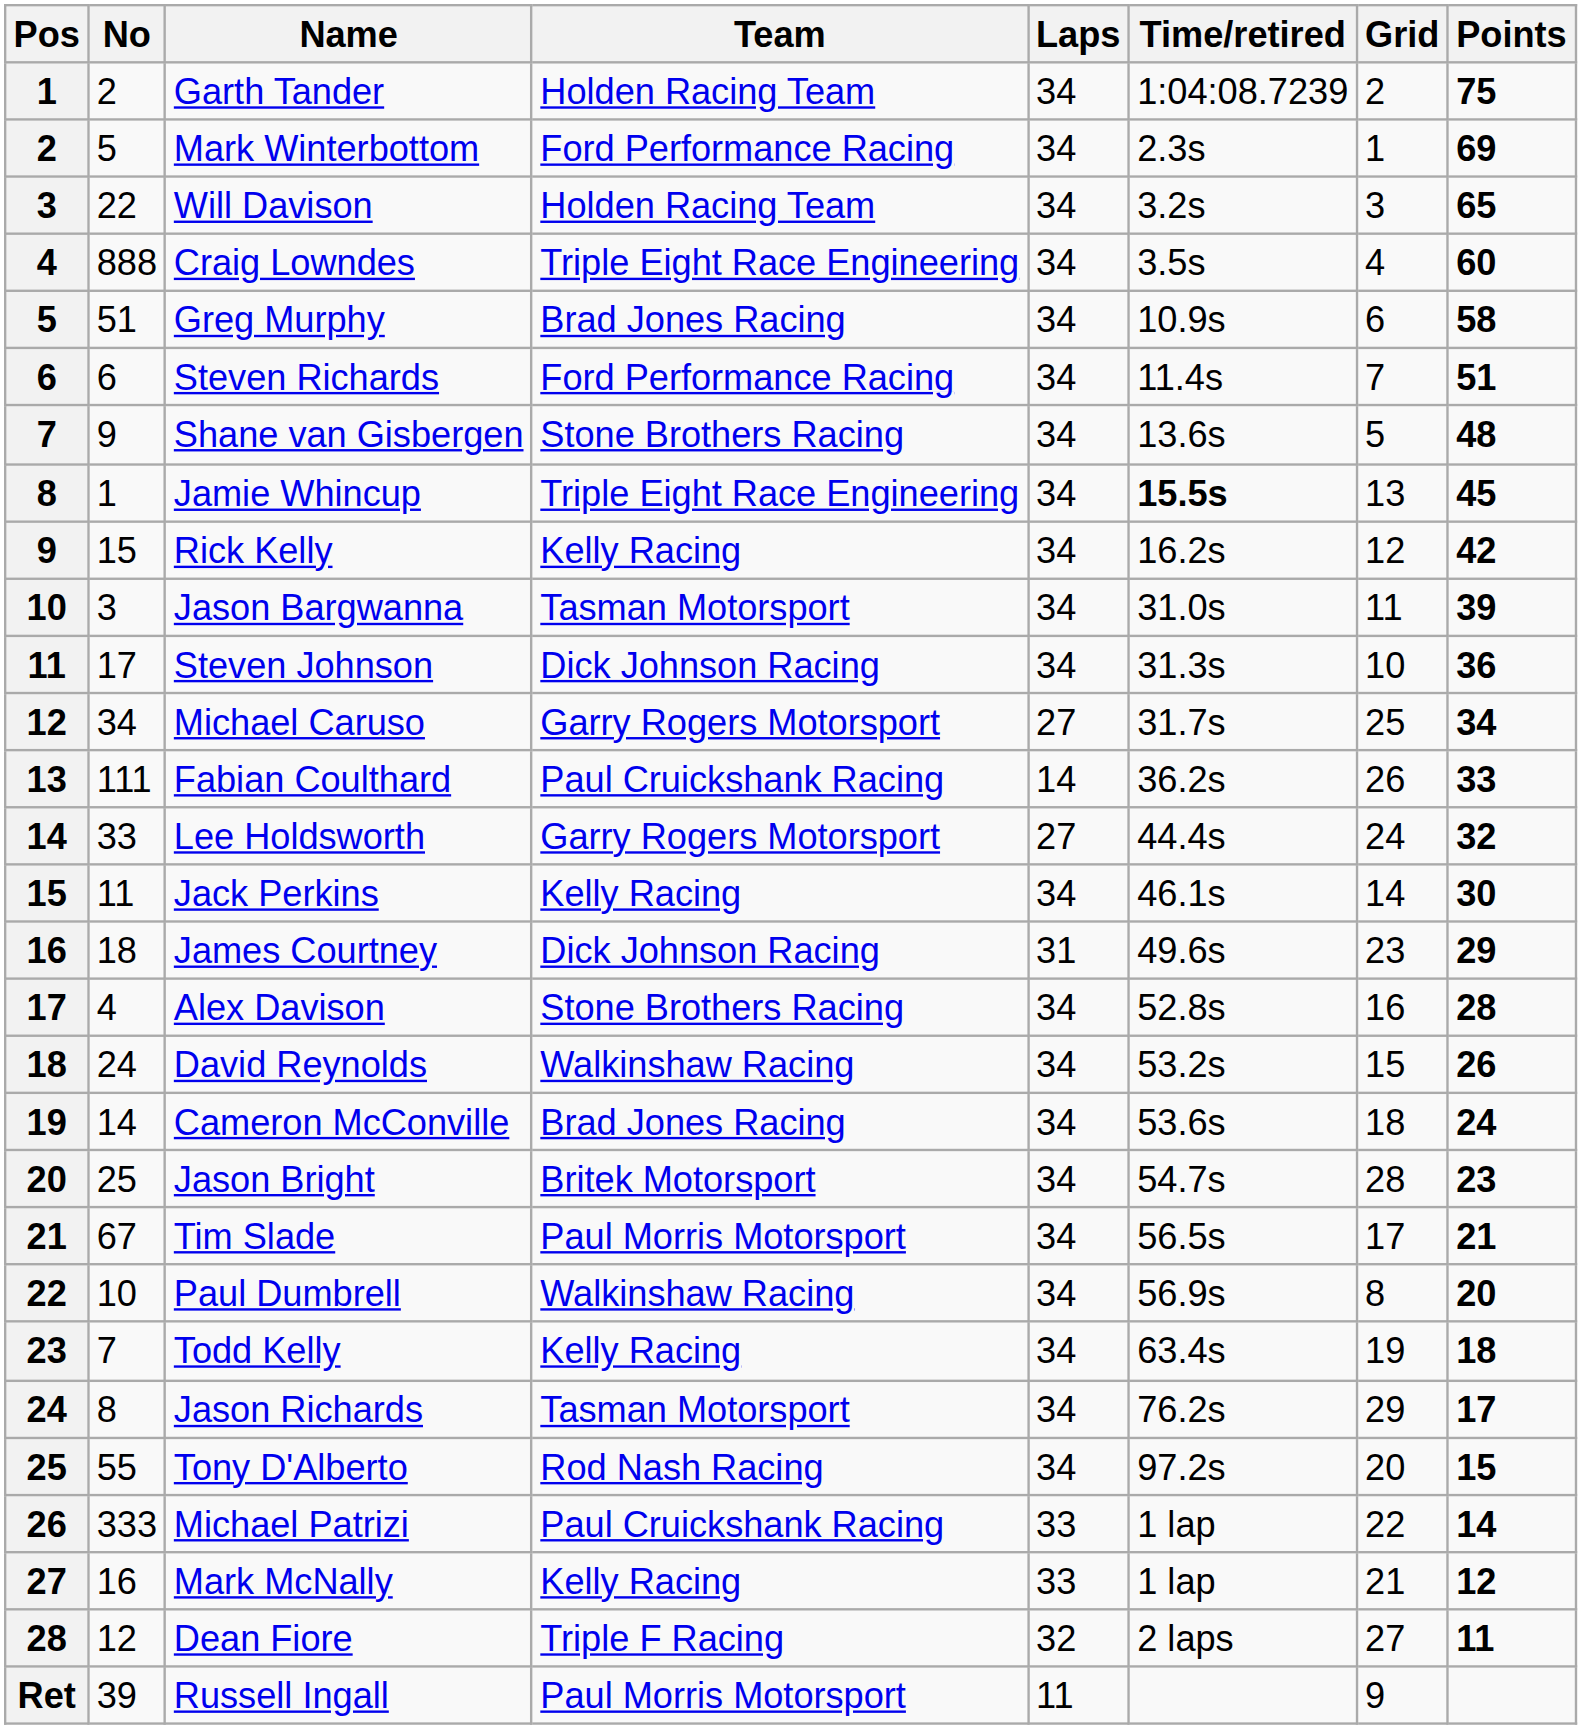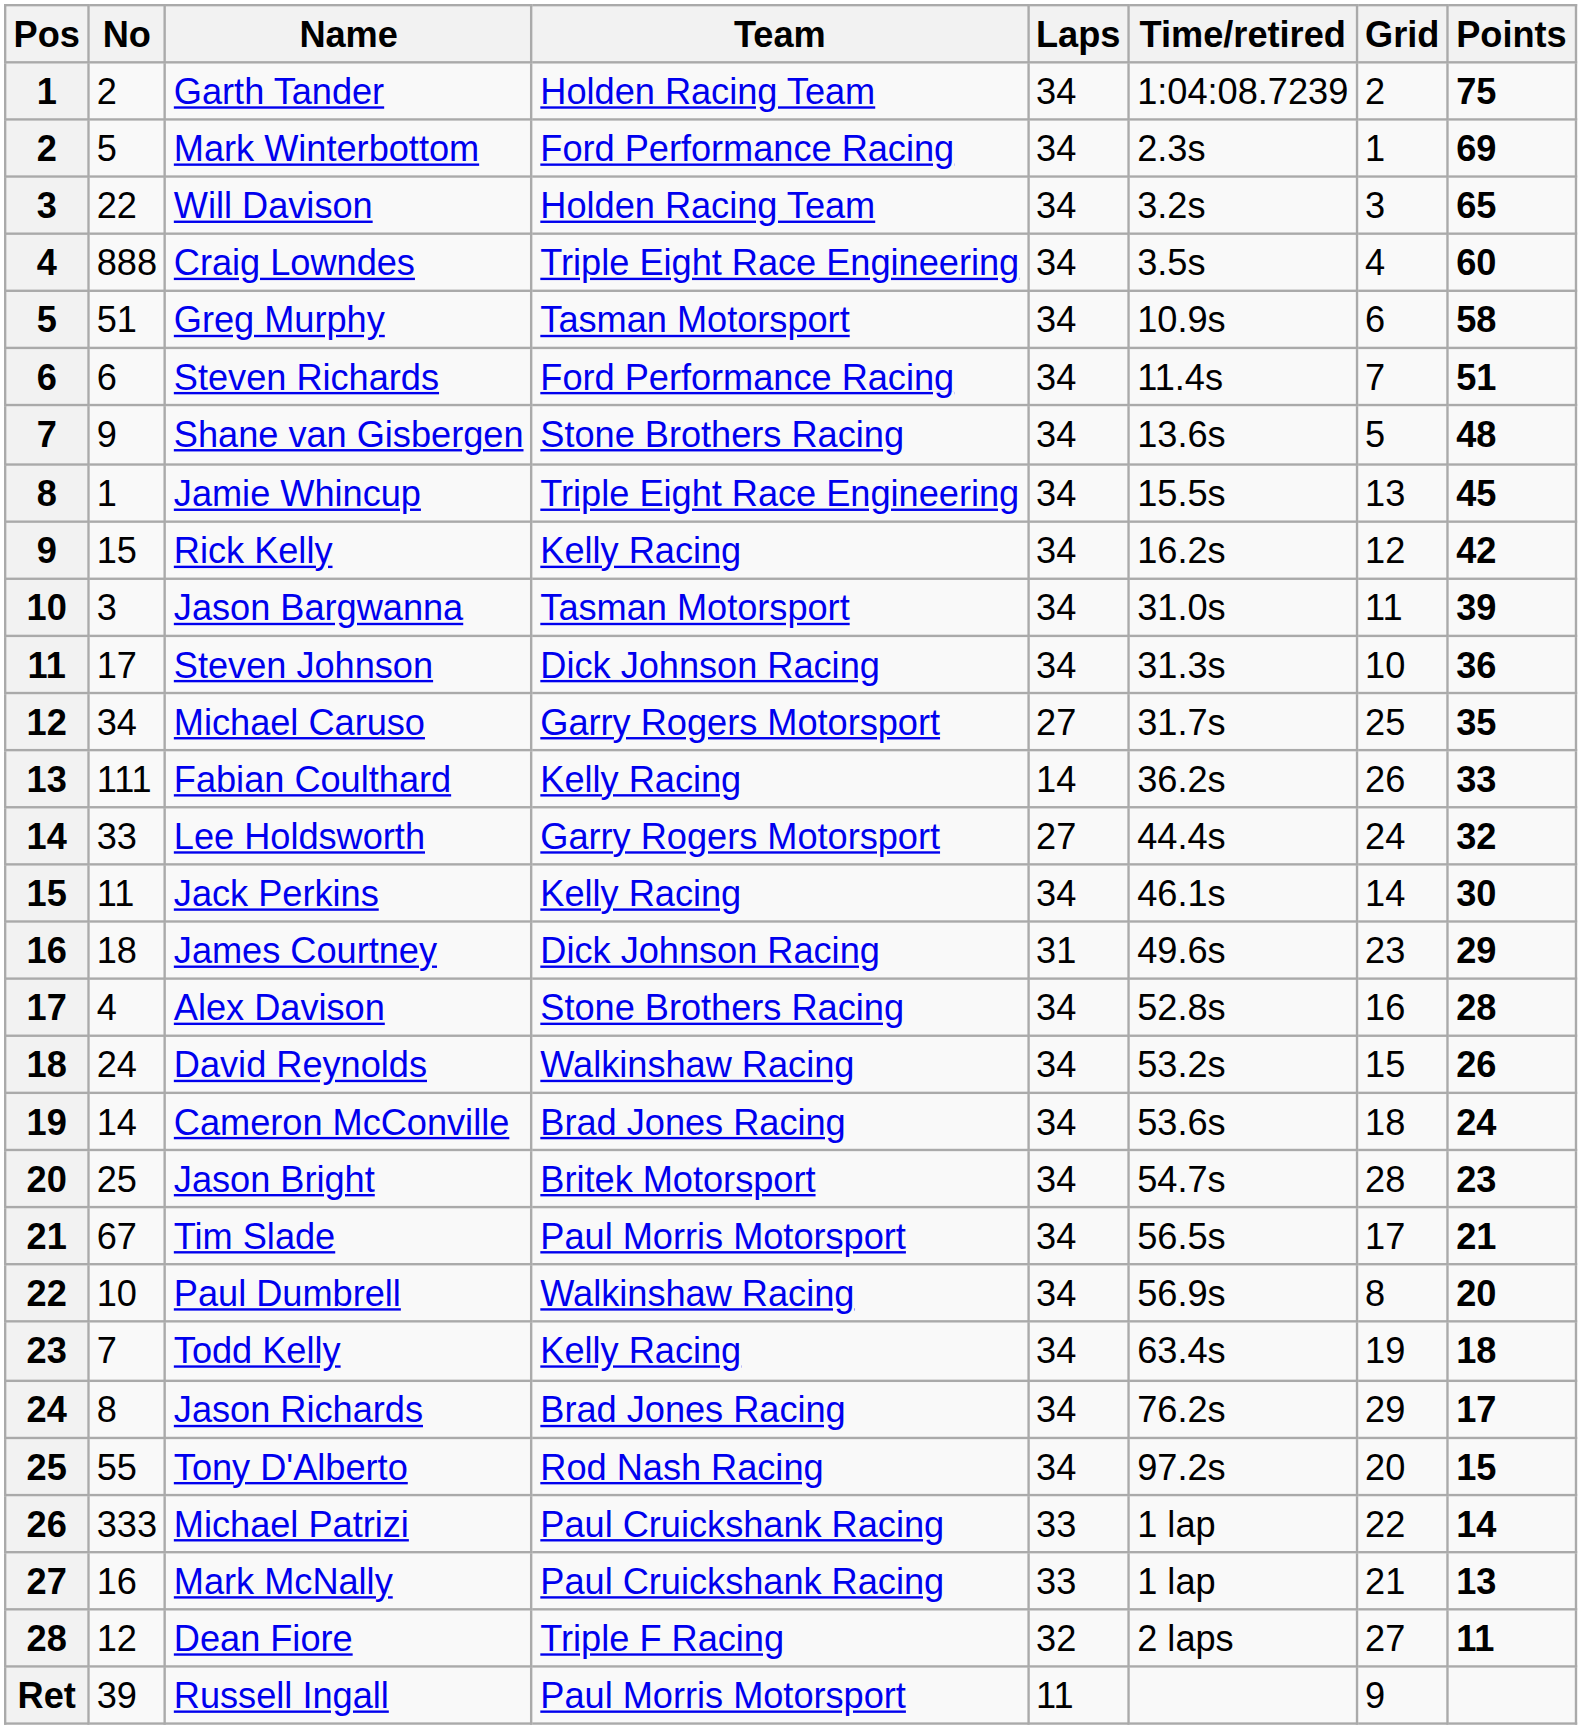(693, 320) Brad Jones Racing -> (695, 320) Tasman Motorsport
(1182, 492) bold -> (1181, 492) normal
(1476, 721) 34 -> (1476, 721) 35
(742, 779) Paul Cruickshank Racing -> (641, 779) Kelly Racing
(695, 1408) Tasman Motorsport -> (693, 1408) Brad Jones Racing
(641, 1580) Kelly Racing -> (742, 1580) Paul Cruickshank Racing
(1476, 1580) 12 -> (1476, 1580) 13
